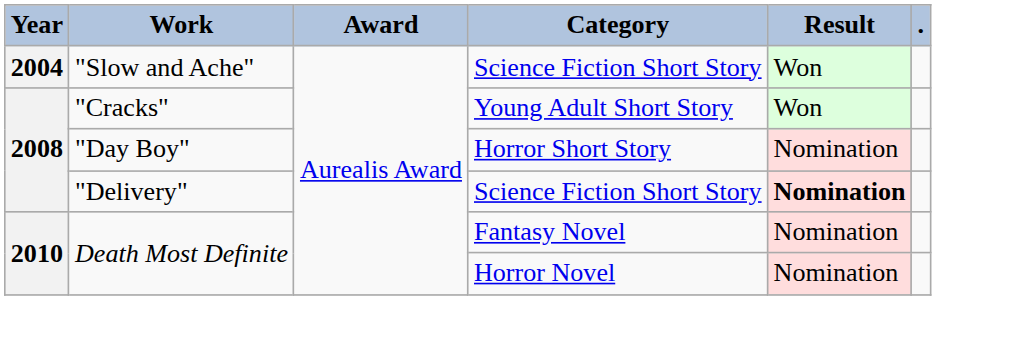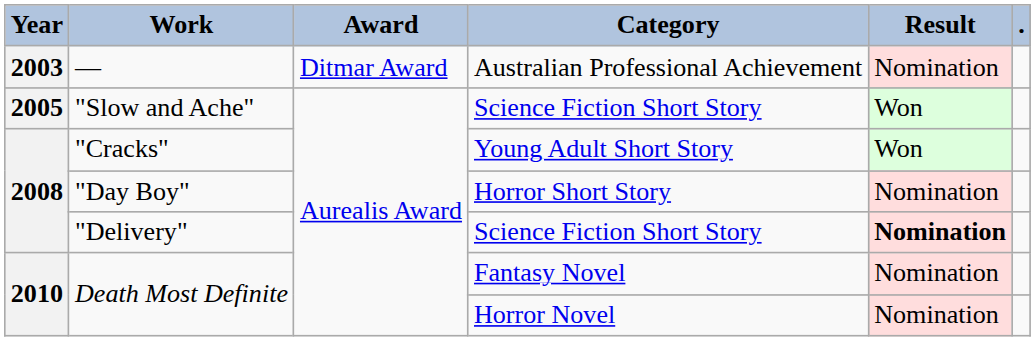+ row: (88, 66)
(37, 66) 2004 -> (37, 107) 2005
